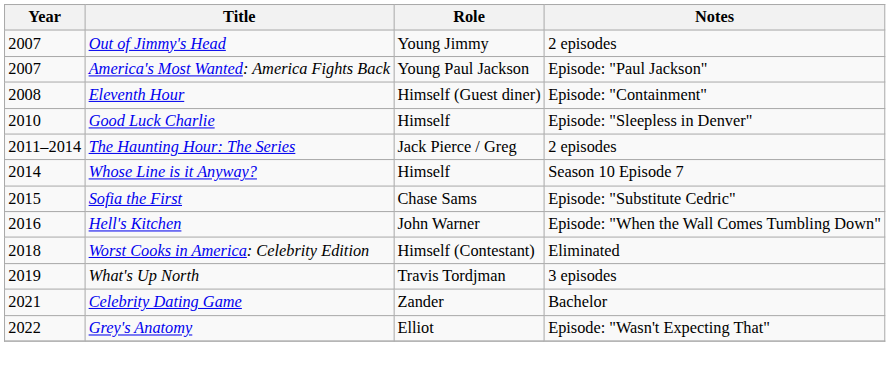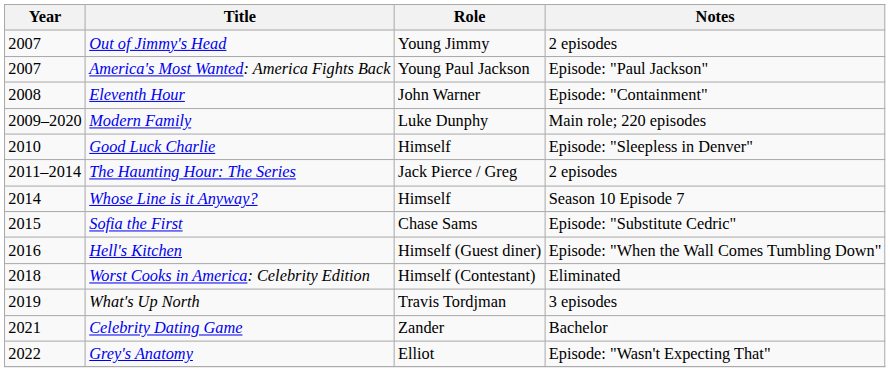(469, 95) Himself (Guest diner) -> (439, 95) John Warner
+ row: (140, 120)
(439, 224) John Warner -> (470, 250) Himself (Guest diner)
